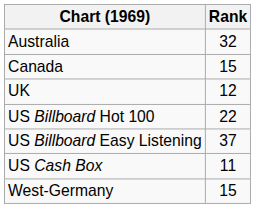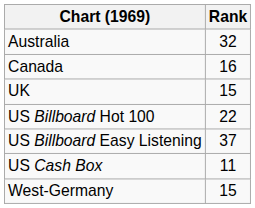(228, 66) 15 -> (228, 66) 16
(228, 91) 12 -> (228, 91) 15
